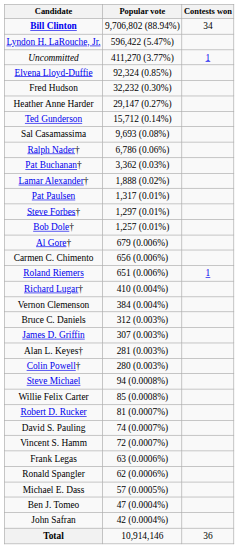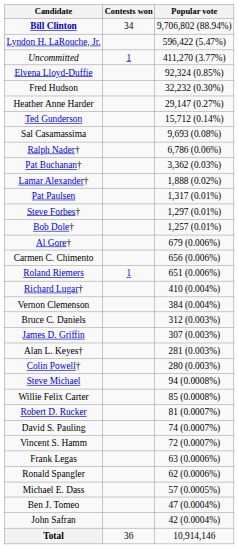columns swapped: (142, 12) <-> (208, 12)
